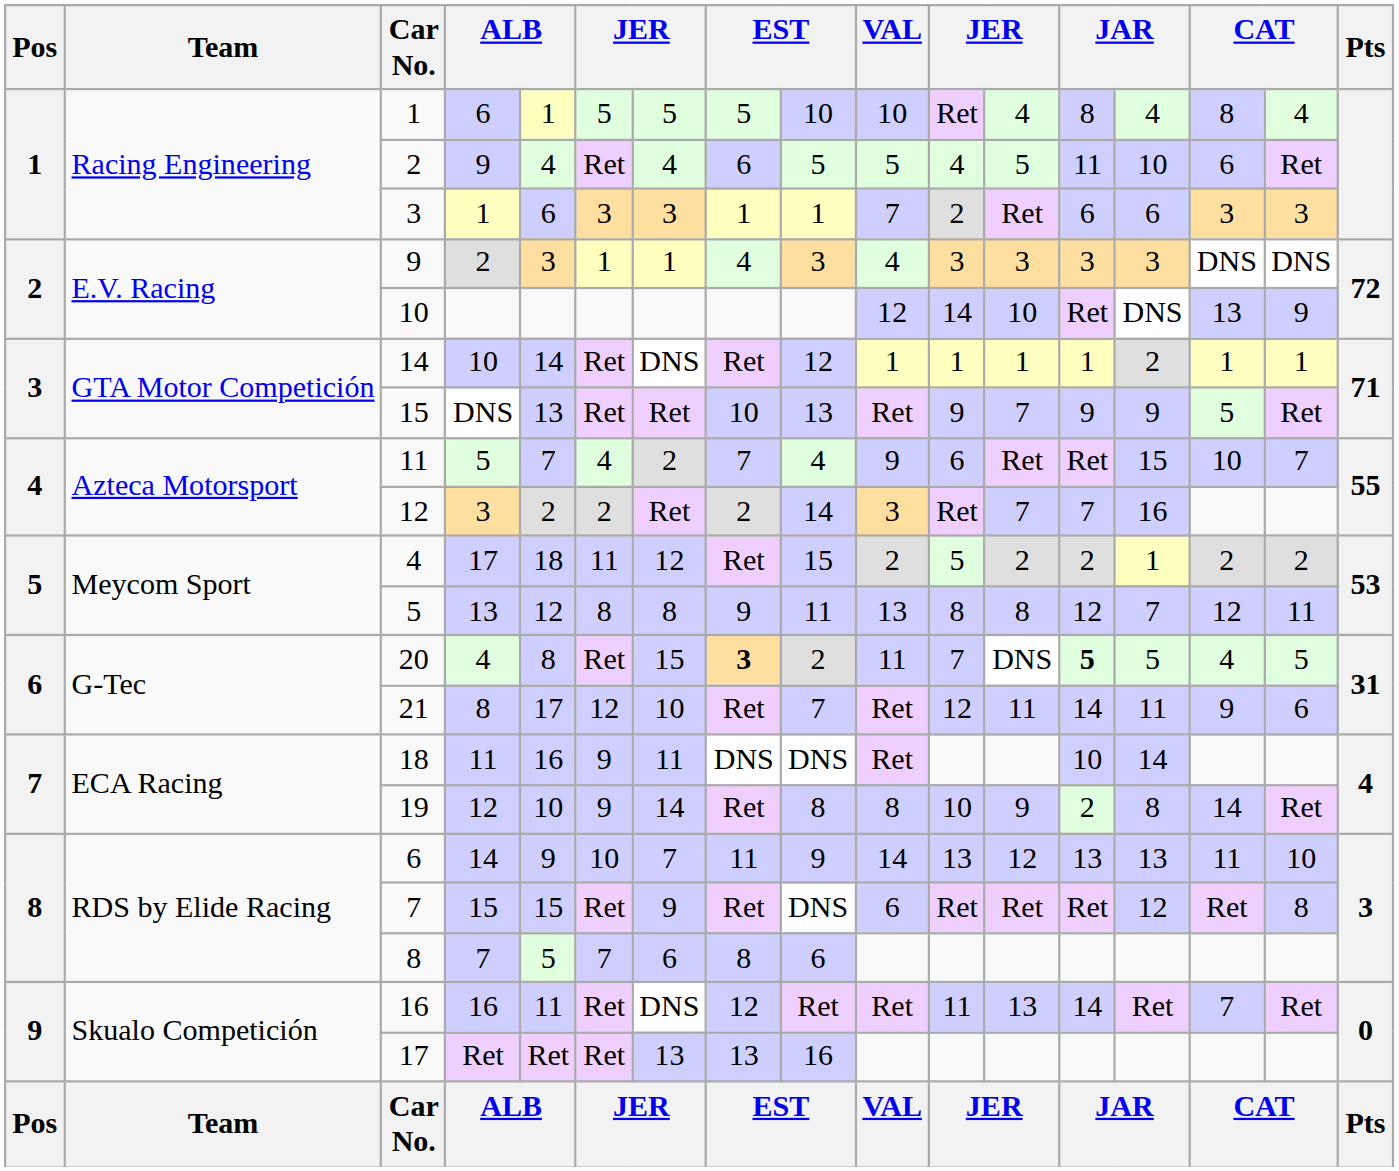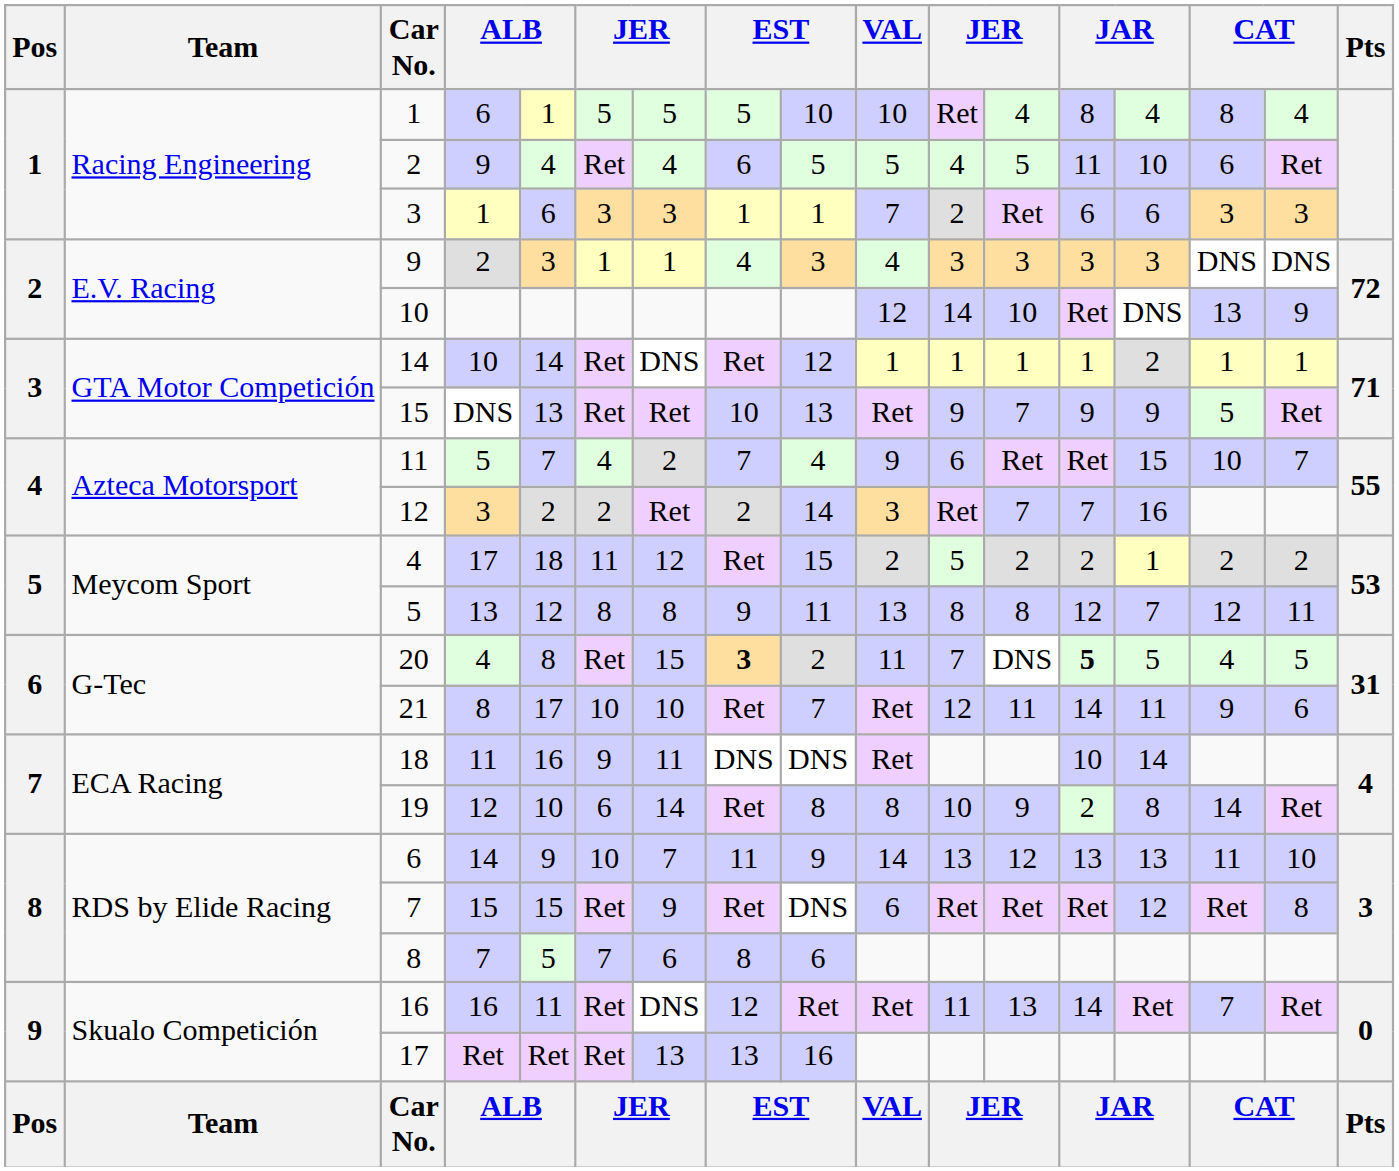(604, 708) 12 -> (604, 708) 10
(604, 808) 9 -> (604, 808) 6
